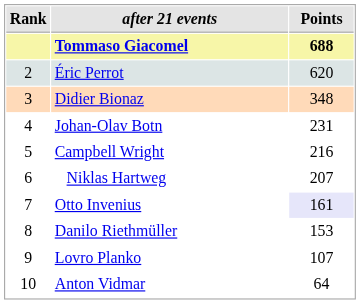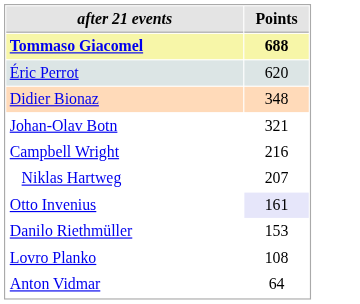- column: (28, 18)
(322, 125) 231 -> (277, 125) 321
(322, 258) 107 -> (277, 258) 108
